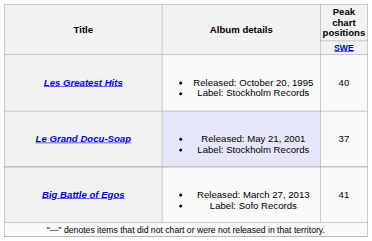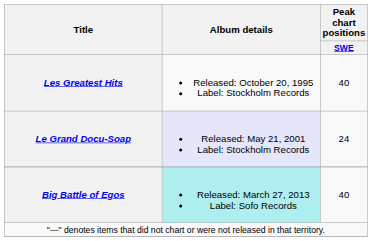(344, 139) 37 -> (344, 139) 24
(241, 200) no background -> (241, 200) paleturquoise background
(344, 195) 41 -> (344, 195) 40
